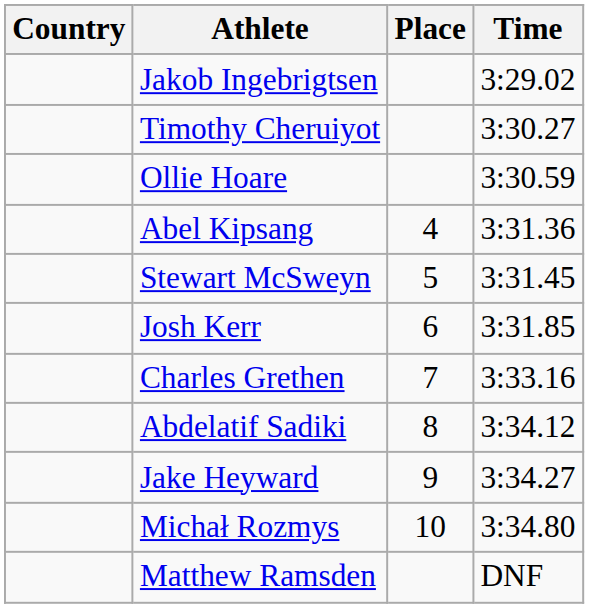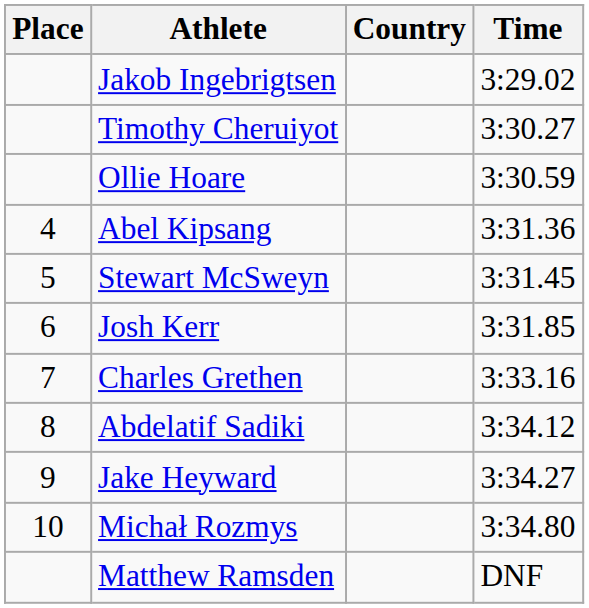columns swapped: (430, 29) <-> (69, 29)
